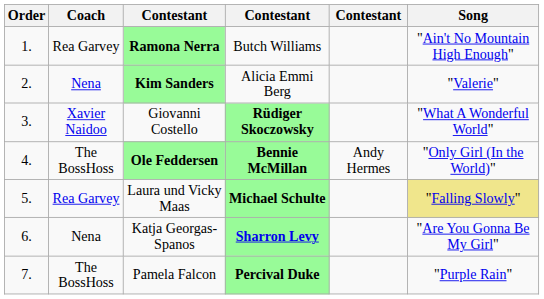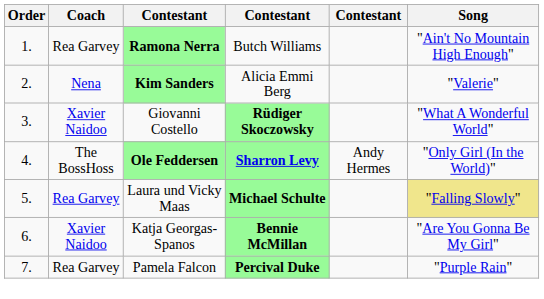(277, 160) Bennie McMillan -> (277, 160) Sharron Levy
(86, 236) Nena -> (86, 236) Xavier Naidoo
(277, 236) Sharron Levy -> (277, 236) Bennie McMillan
(86, 274) The BossHoss -> (86, 267) Rea Garvey
